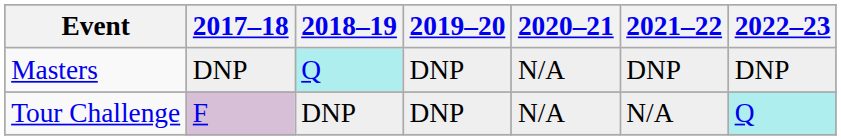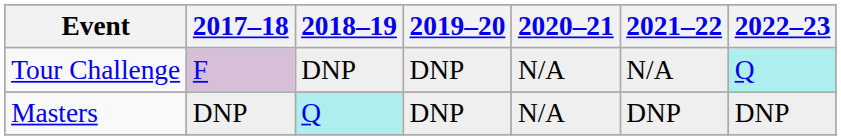rows swapped: (96, 112) <-> (54, 69)
